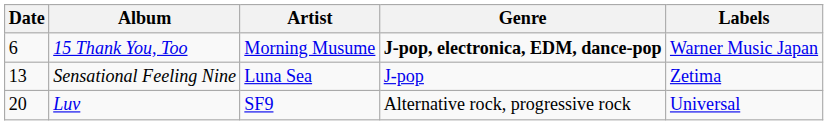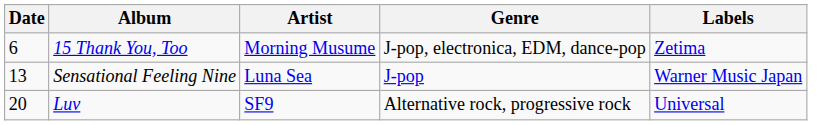(523, 47) bold -> (515, 47) normal
(744, 47) Warner Music Japan -> (680, 47) Zetima
(696, 76) Zetima -> (728, 76) Warner Music Japan
